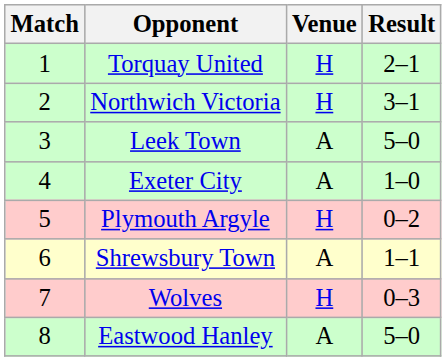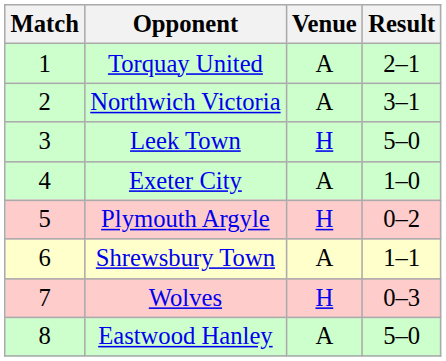(324, 63) H -> (324, 63) A
(324, 102) H -> (324, 102) A
(324, 141) A -> (324, 141) H
